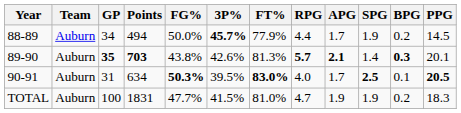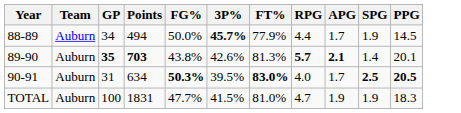- column: (407, 14)
